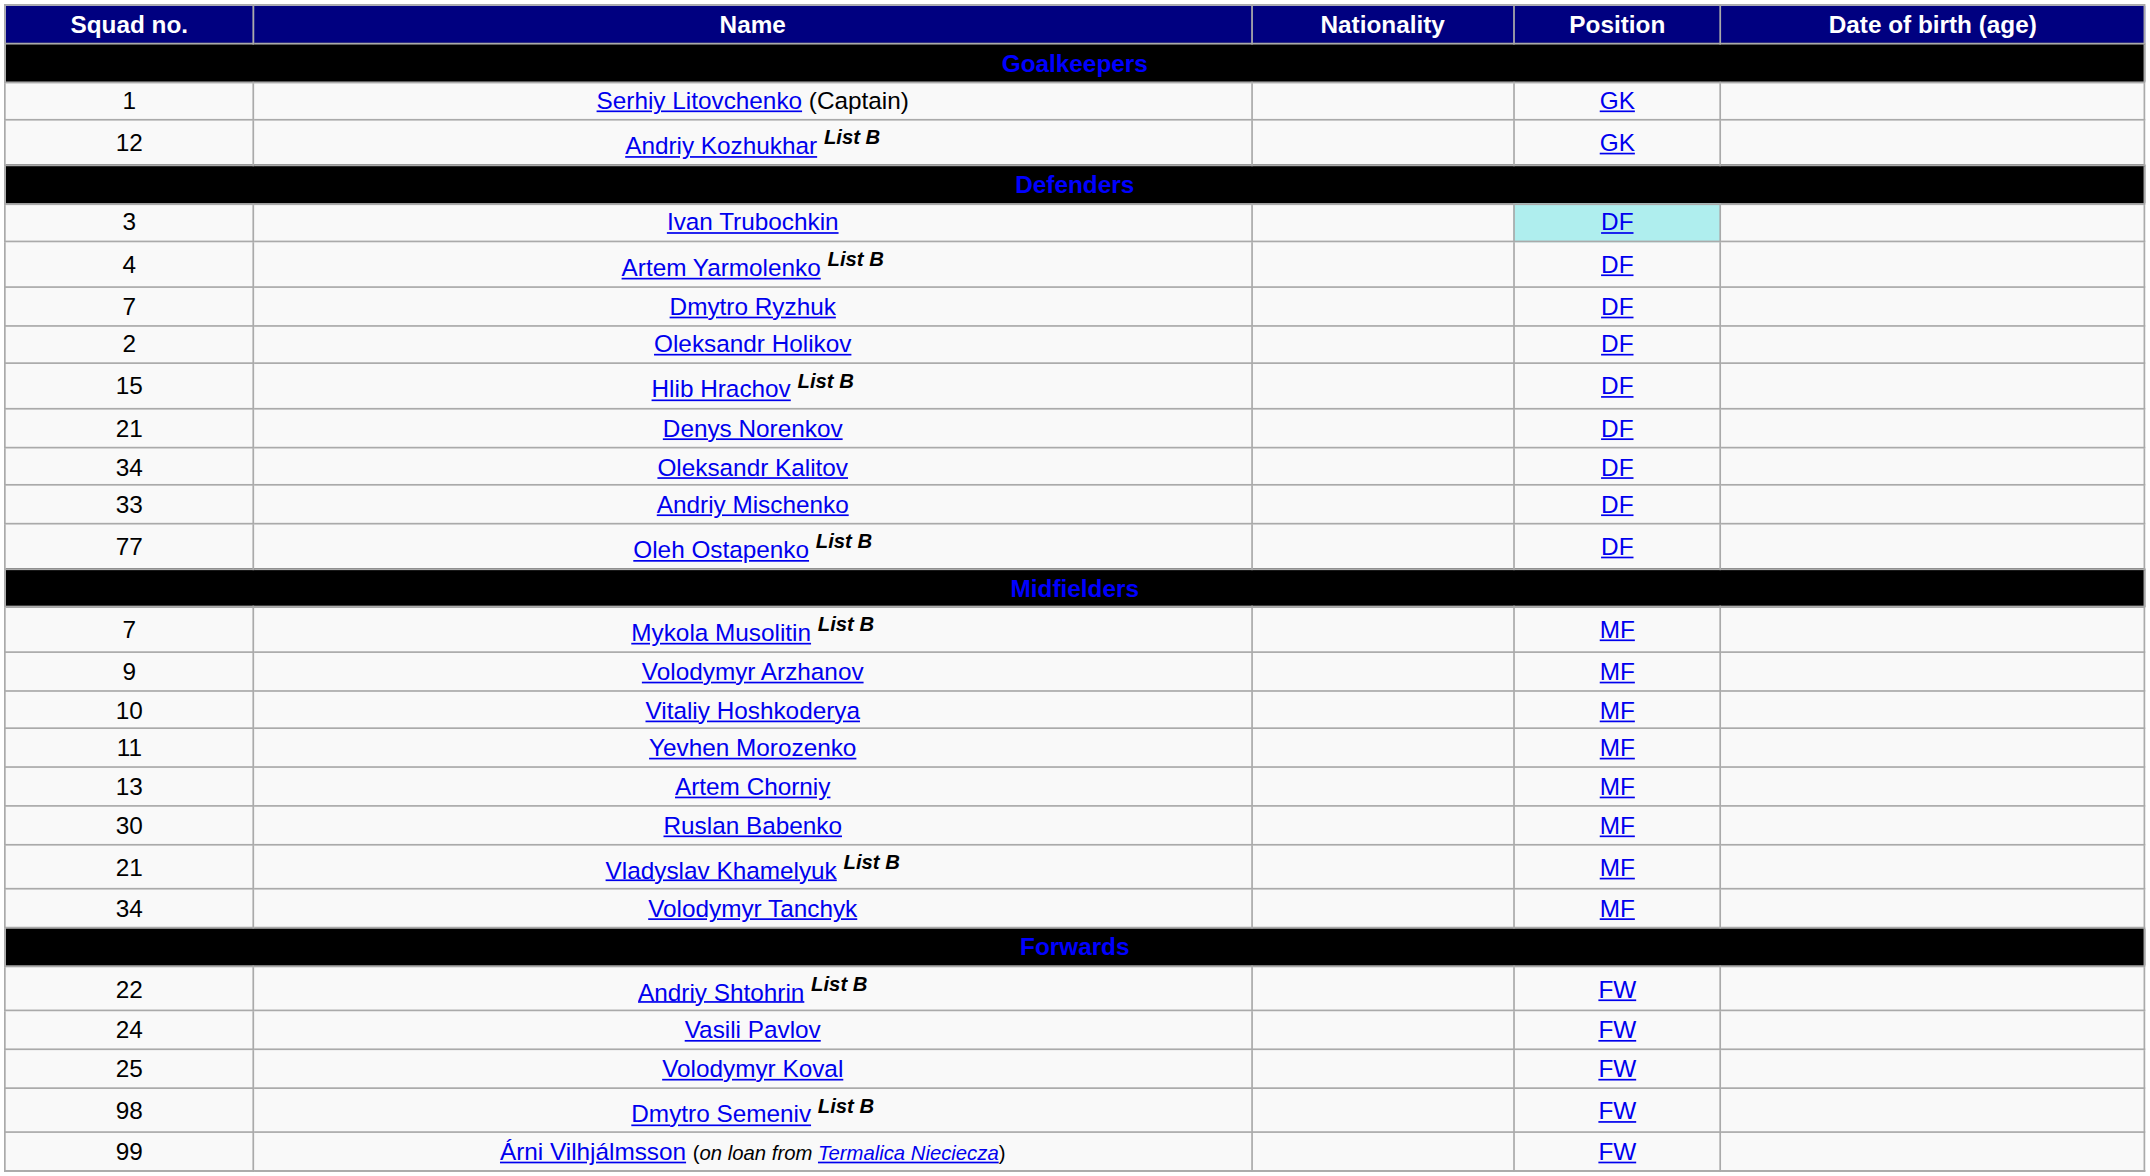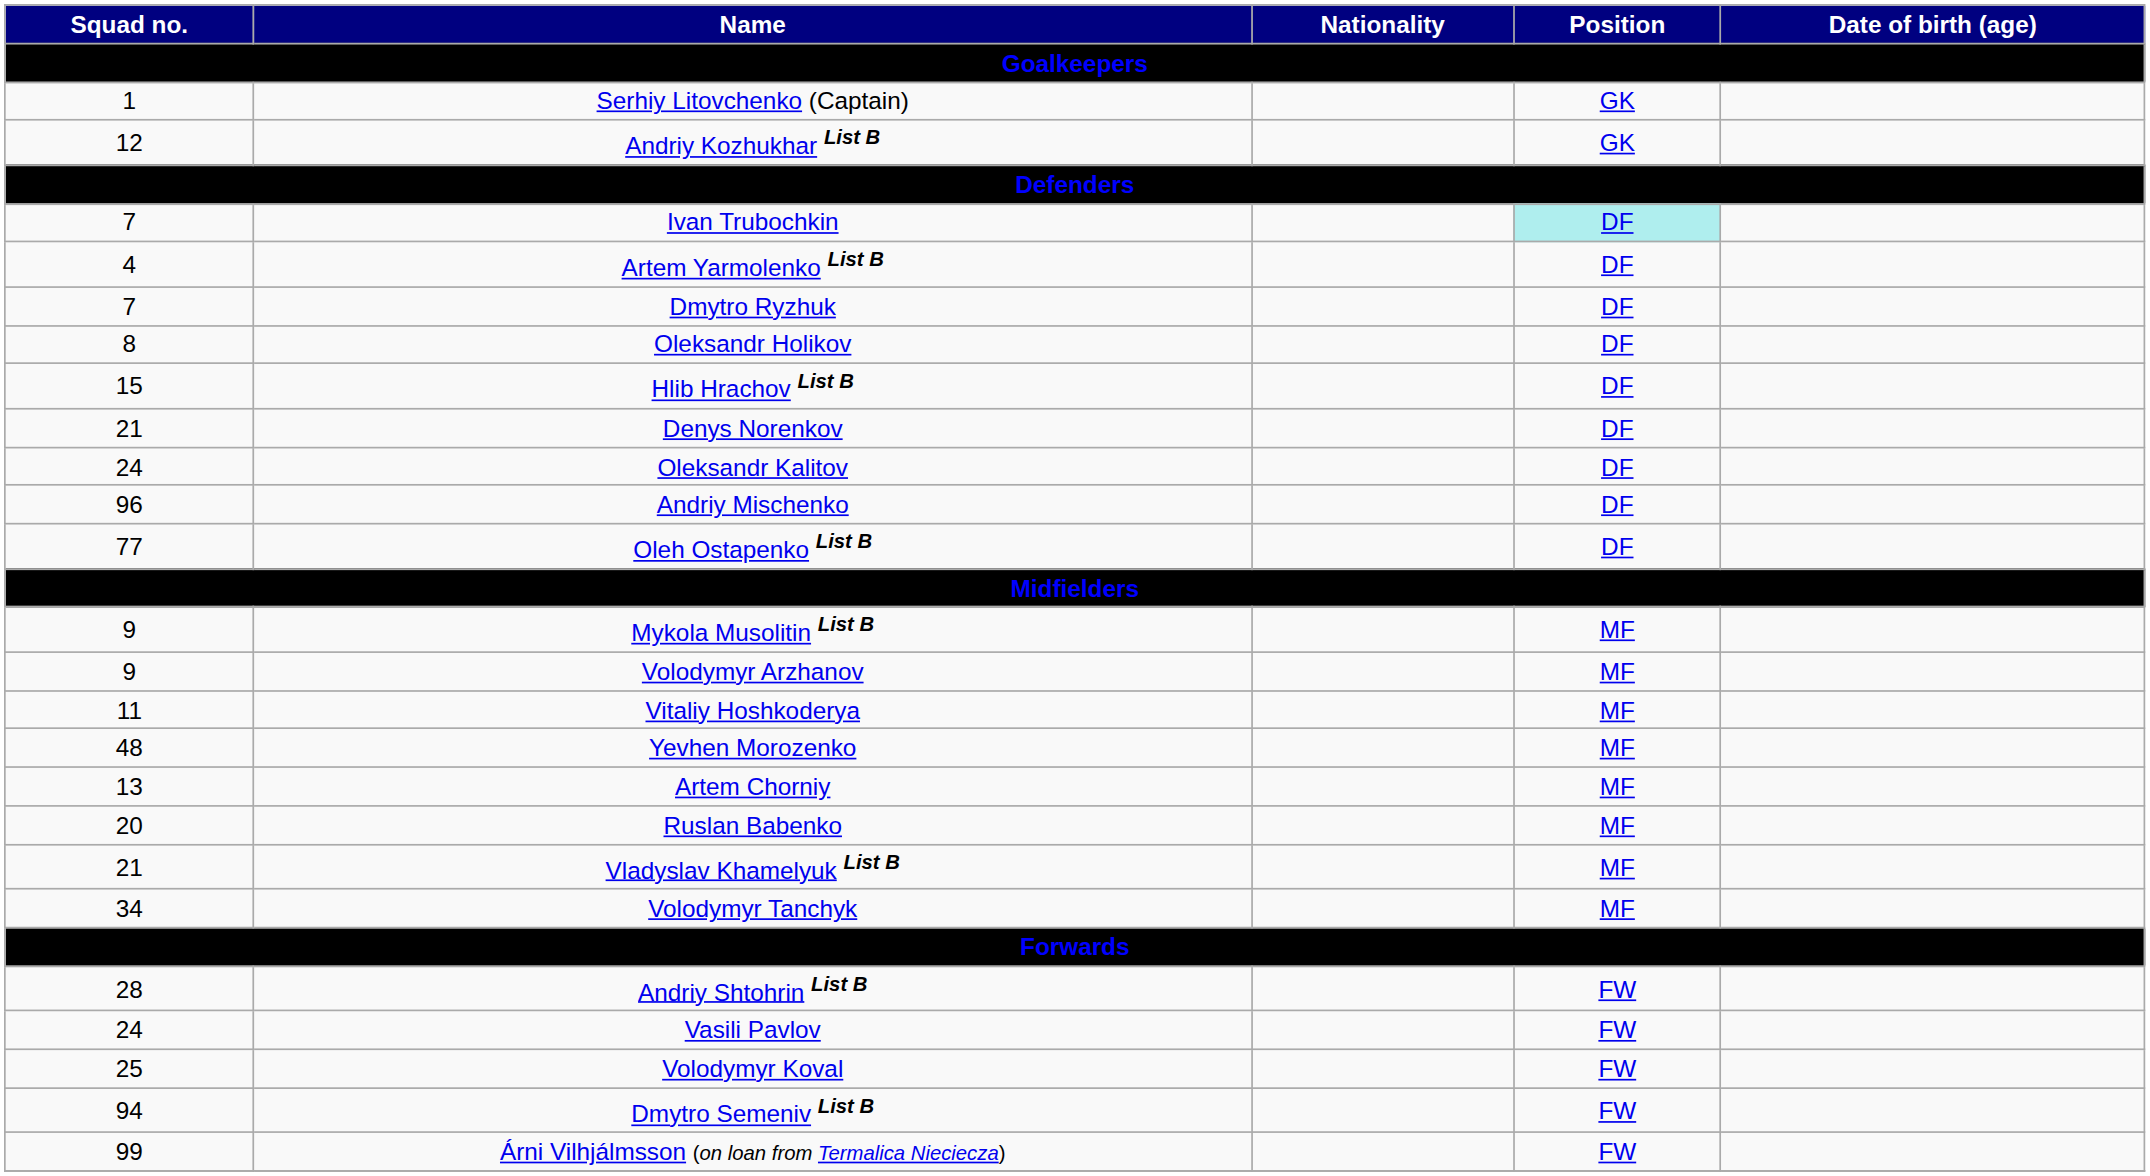(129, 223) 3 -> (129, 223) 7
(129, 345) 2 -> (129, 345) 8
(129, 467) 34 -> (129, 467) 24
(129, 505) 33 -> (129, 505) 96
(129, 630) 7 -> (129, 630) 9
(129, 710) 10 -> (129, 710) 11
(129, 749) 11 -> (129, 749) 48
(129, 825) 30 -> (129, 825) 20
(129, 989) 22 -> (129, 989) 28
(129, 1111) 98 -> (129, 1111) 94
